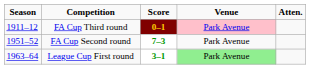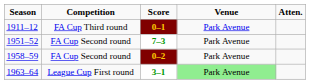(226, 27) pink background -> (226, 27) no background
+ row: (22, 57)
